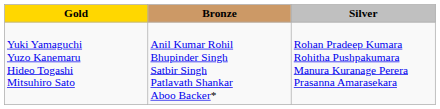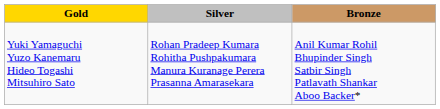columns swapped: (363, 13) <-> (219, 13)
